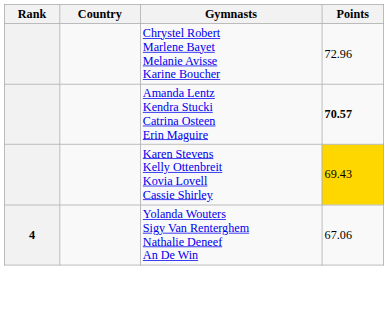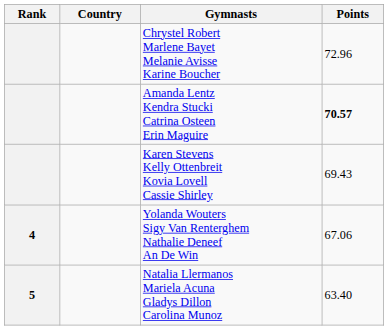(338, 174) gold background -> (338, 174) no background
+ row: (188, 295)
